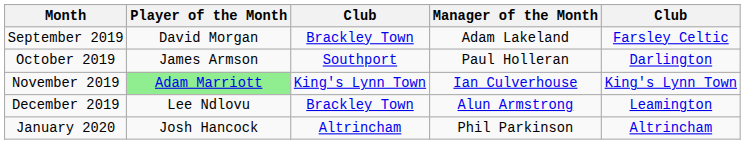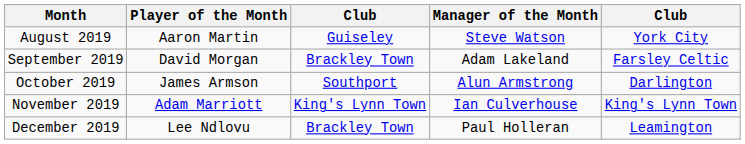+ row: (66, 38)
(515, 61) Paul Holleran -> (515, 83) Alun Armstrong
(209, 83) lightgreen background -> (209, 106) no background
(515, 106) Alun Armstrong -> (515, 128) Paul Holleran
- row: (66, 128)
